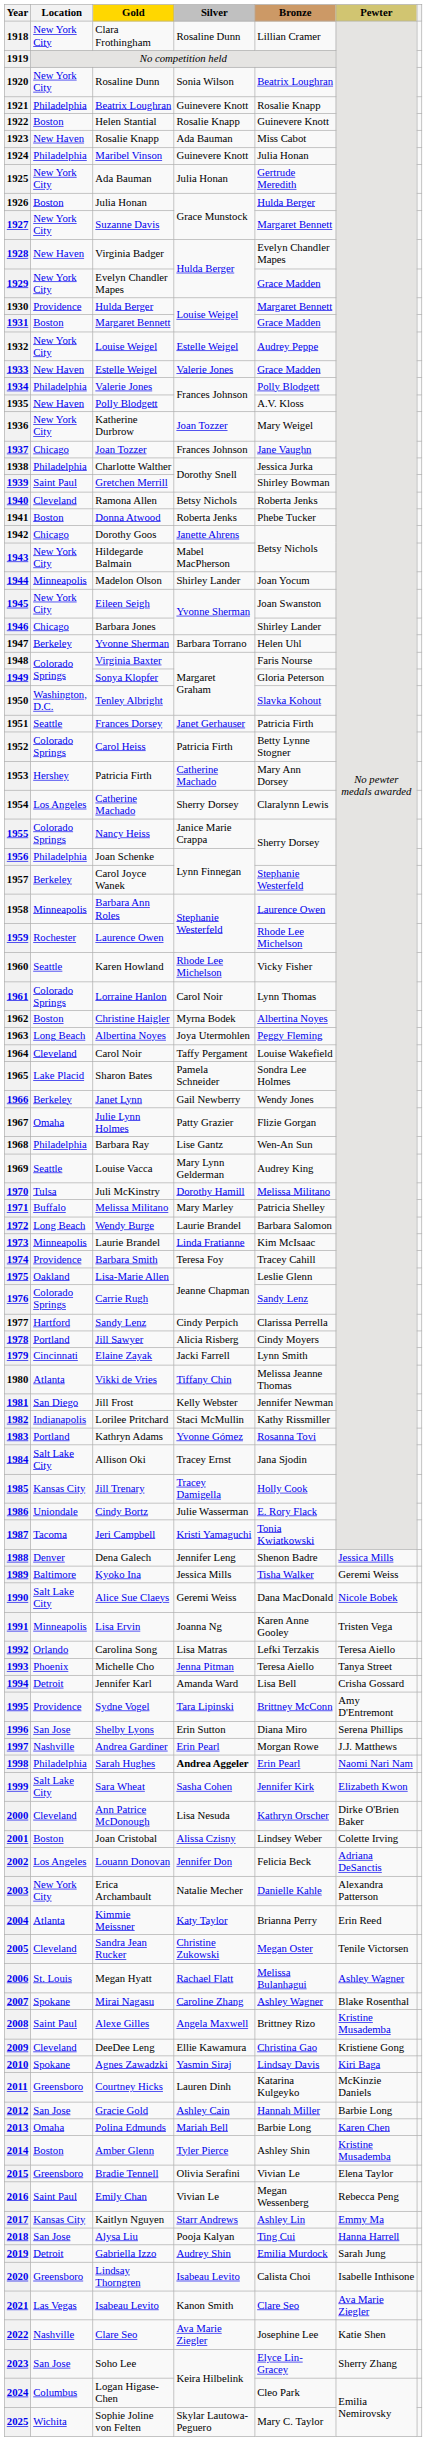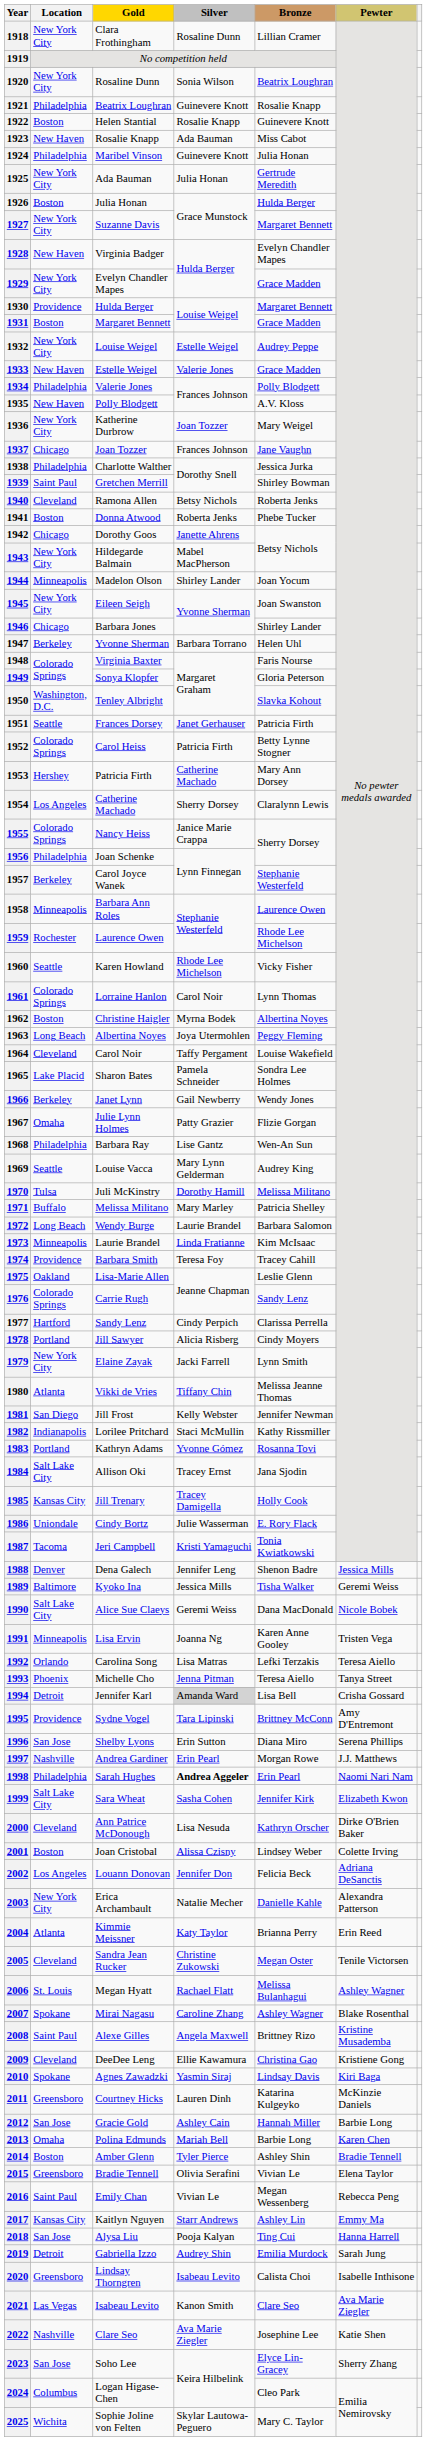(56, 1356) Cincinnati -> (55, 1362) New York City
(207, 1683) no background -> (207, 1695) lightgrey background
(365, 2150) Kristine Musademba -> (370, 2156) Bradie Tennell
